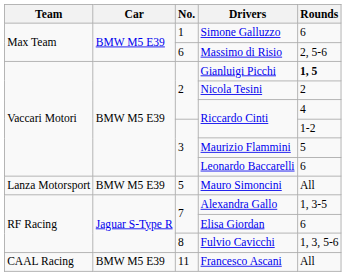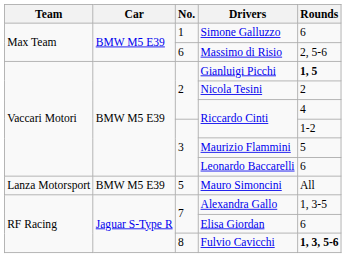(319, 242) normal -> (319, 242) bold
- row: (184, 261)
